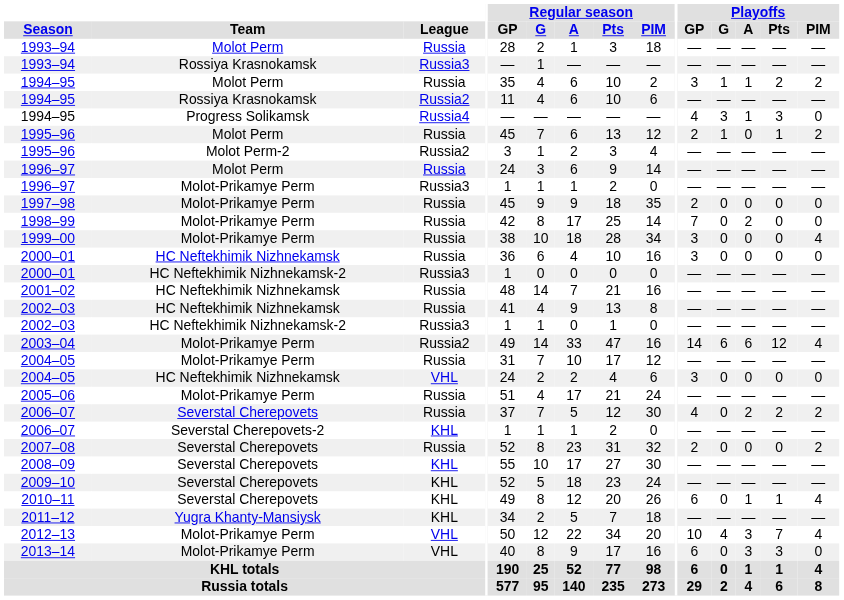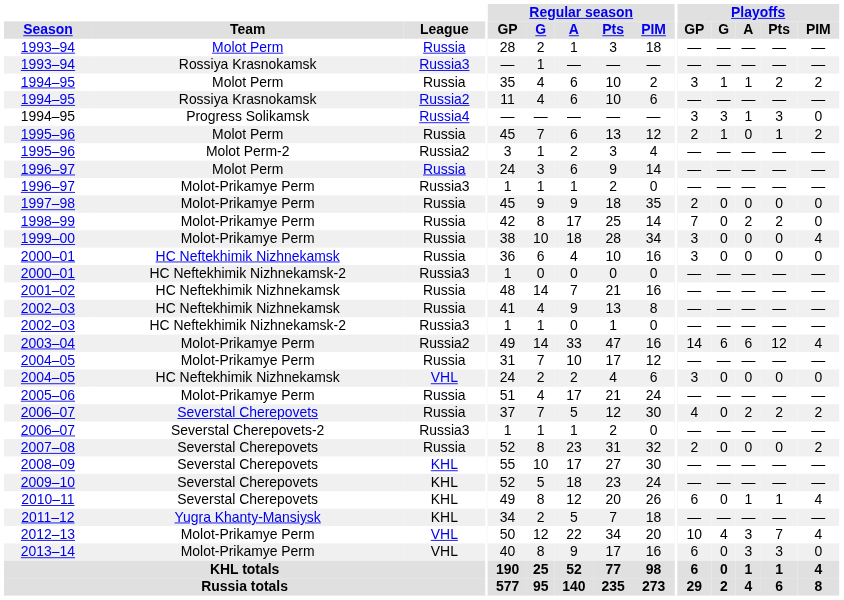(694, 117) 4 -> (694, 117) 3
(779, 221) 0 -> (779, 221) 2
(444, 430) KHL -> (444, 430) Russia3
